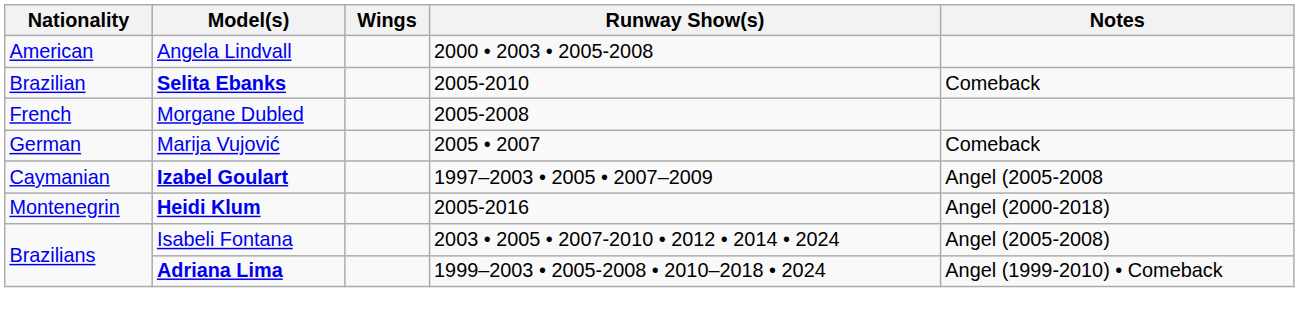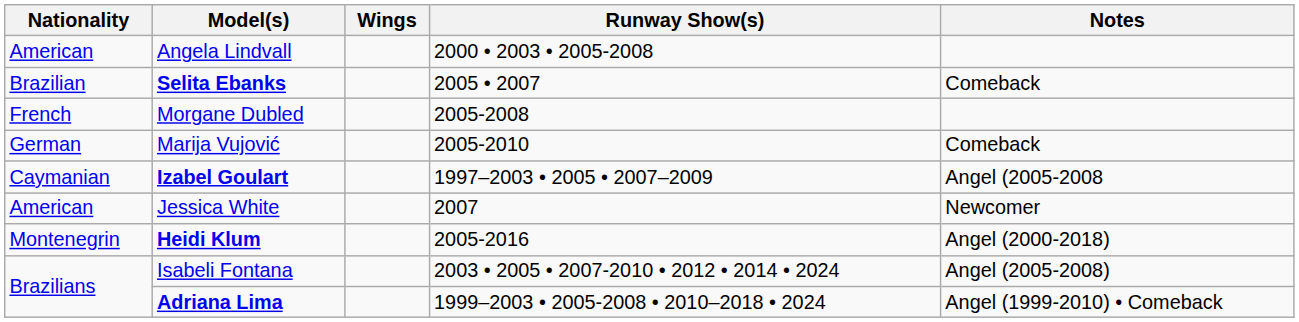(482, 83) 2005-2010 -> (487, 83) 2005 • 2007
(487, 145) 2005 • 2007 -> (482, 145) 2005-2010
+ row: (218, 208)
